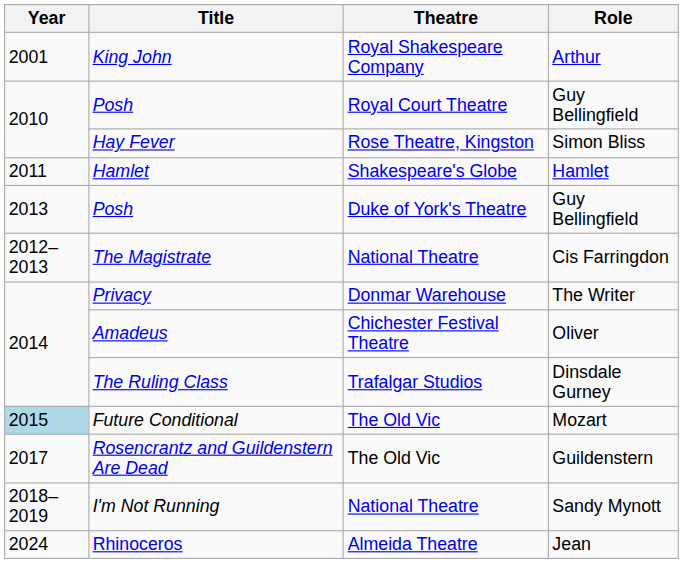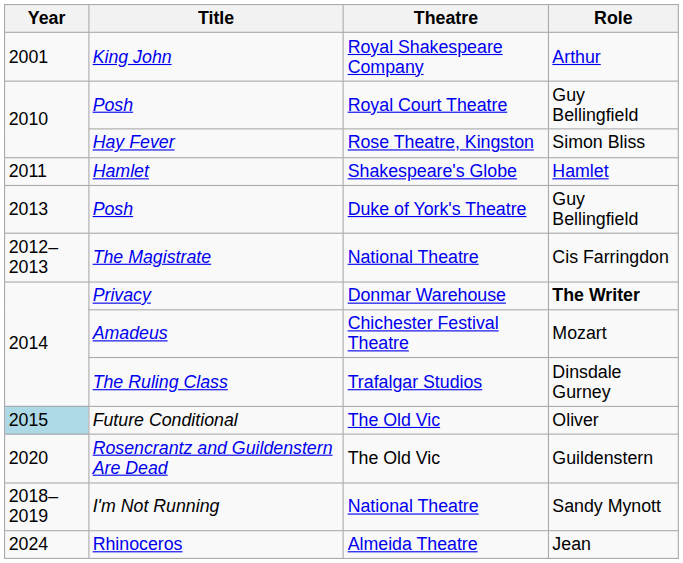(594, 295) normal -> (596, 295) bold
(576, 333) Oliver -> (580, 333) Mozart
(580, 420) Mozart -> (576, 420) Oliver
(28, 458) 2017 -> (28, 458) 2020
